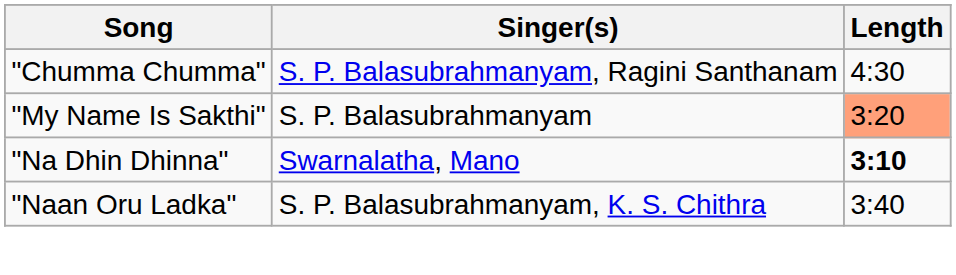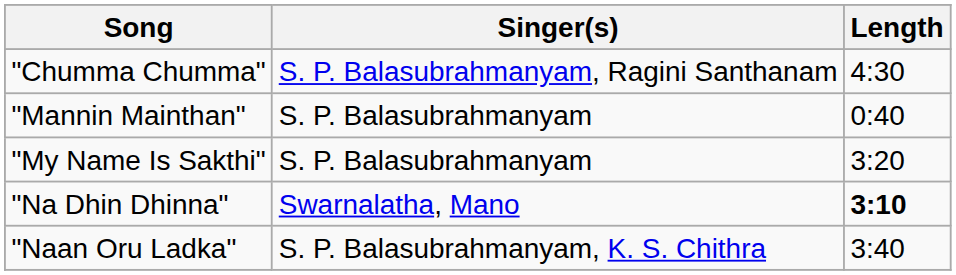+ row: (129, 116)
(878, 116) lightsalmon background -> (878, 160) no background
